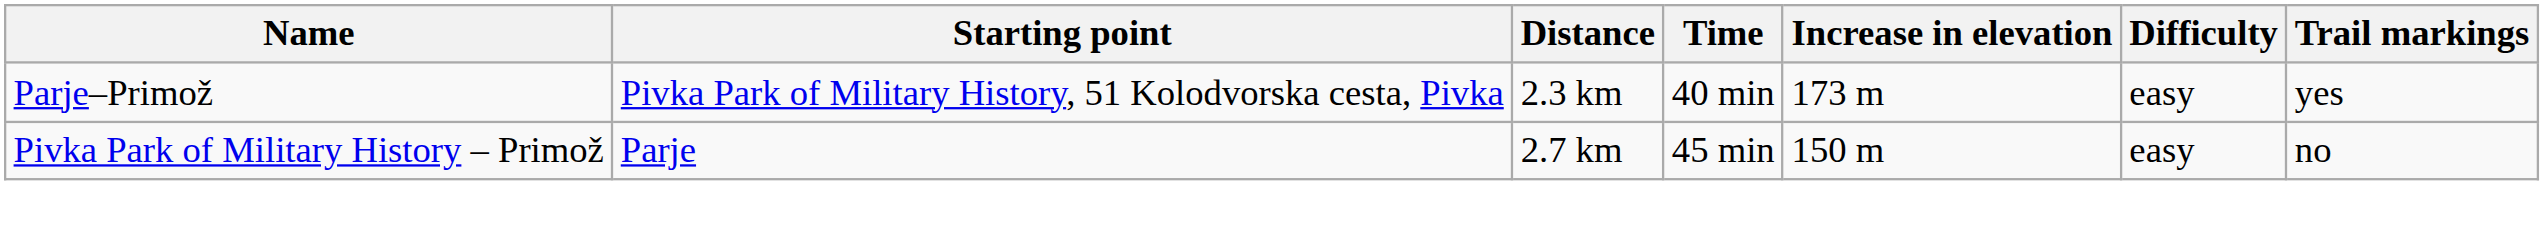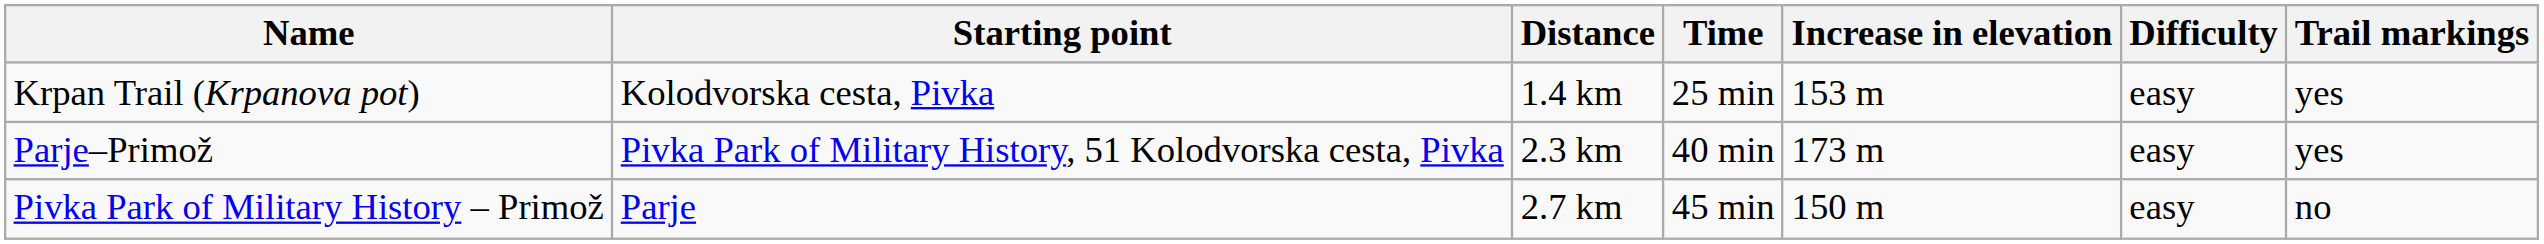+ row: (217, 91)
